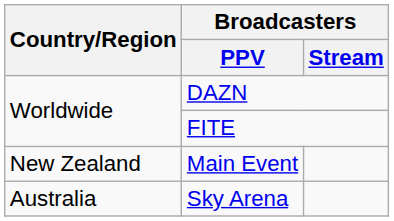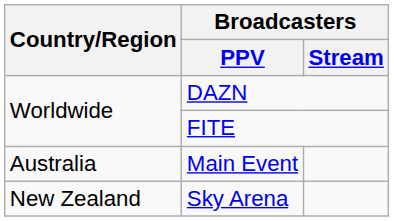(75, 163) New Zealand -> (53, 163) Australia
(53, 198) Australia -> (75, 198) New Zealand
